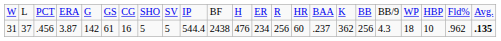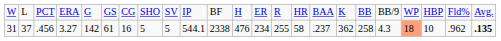(68, 28) 3.87 -> (68, 28) 3.27
(194, 28) 544.4 -> (194, 28) 544.1
(220, 28) 2438 -> (220, 28) 2338
(282, 28) 256 -> (282, 28) 255
(299, 28) 60 -> (299, 28) 58
(366, 28) 256 -> (366, 28) 258
(409, 28) no background -> (409, 28) lightsalmon background
